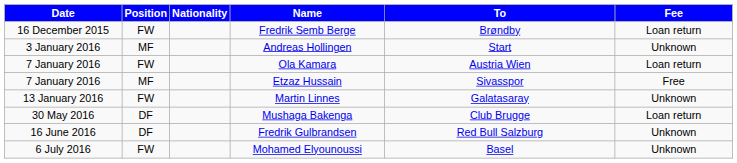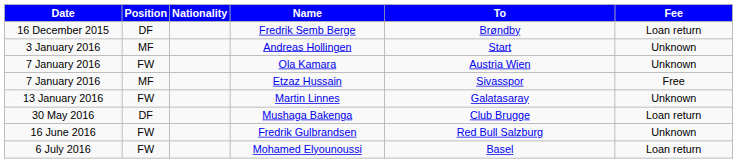(146, 30) FW -> (146, 30) DF
(674, 64) Loan return -> (674, 64) Unknown
(146, 133) DF -> (146, 133) FW
(674, 150) Unknown -> (674, 150) Loan return
